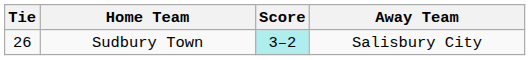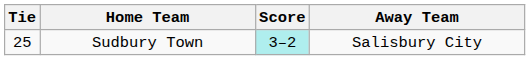(22, 42) 26 -> (22, 42) 25
